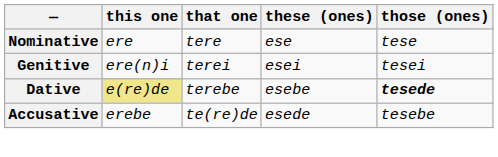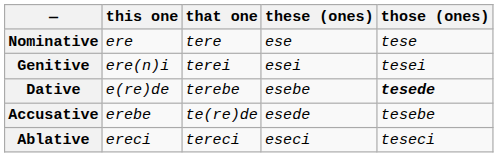(138, 91) khaki background -> (138, 91) no background
+ row: (53, 140)
